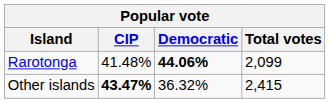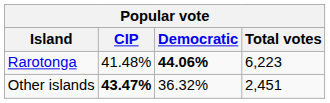(263, 62) 2,099 -> (263, 62) 6,223
(263, 86) 2,415 -> (263, 86) 2,451
